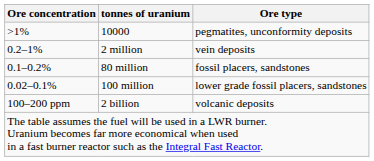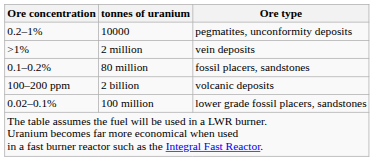(18, 31) >1% -> (25, 31) 0.2–1%
(25, 49) 0.2–1% -> (18, 49) >1%
rows swapped: (127, 85) <-> (120, 103)
